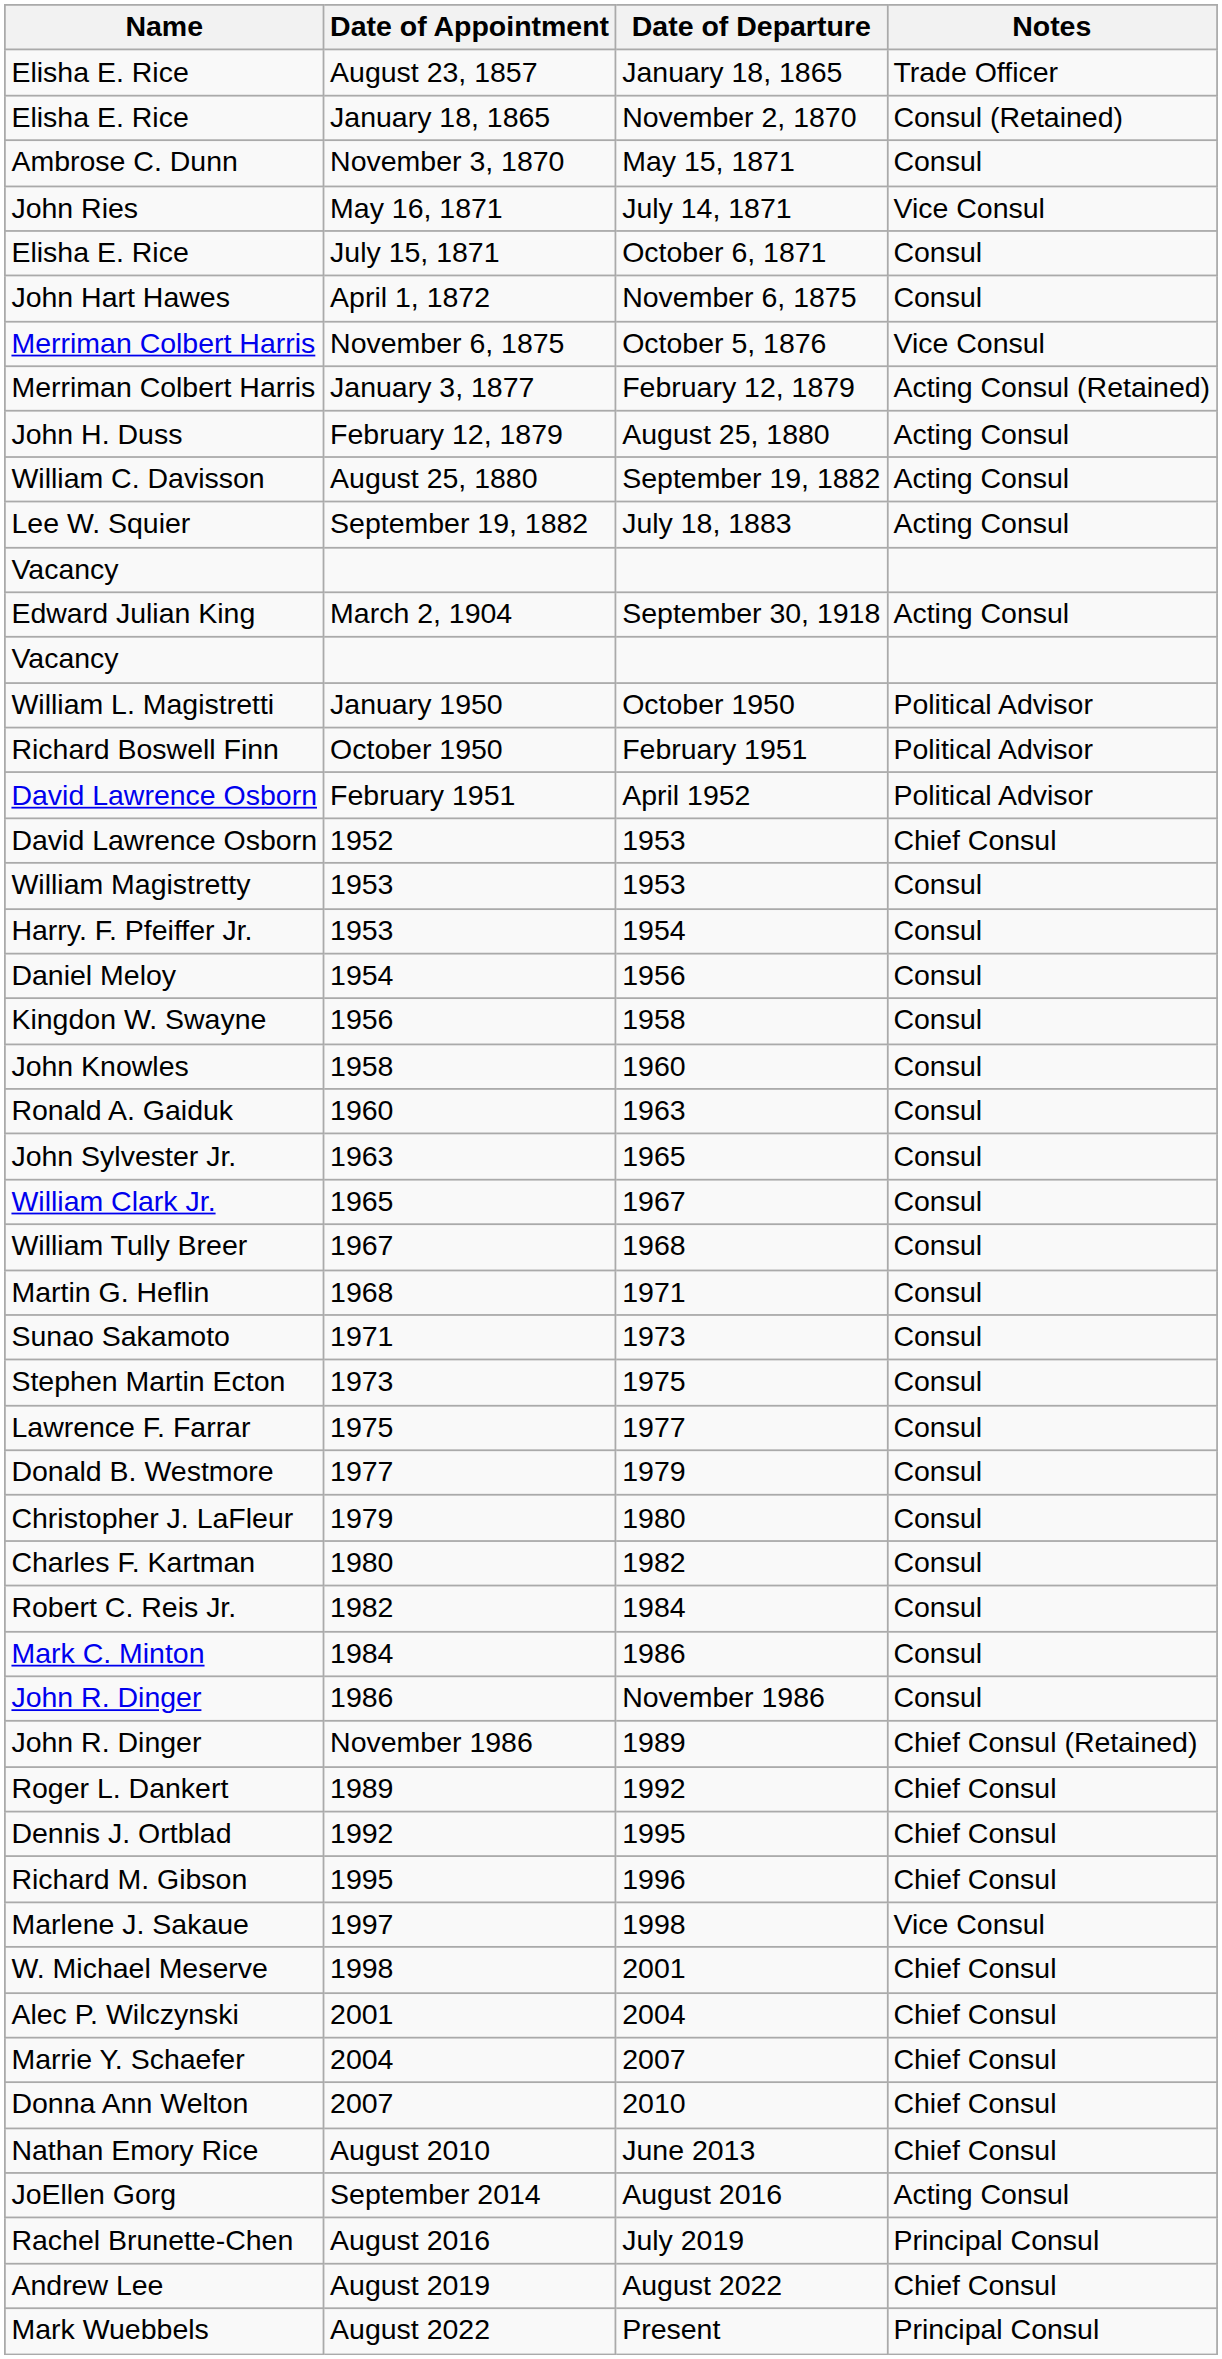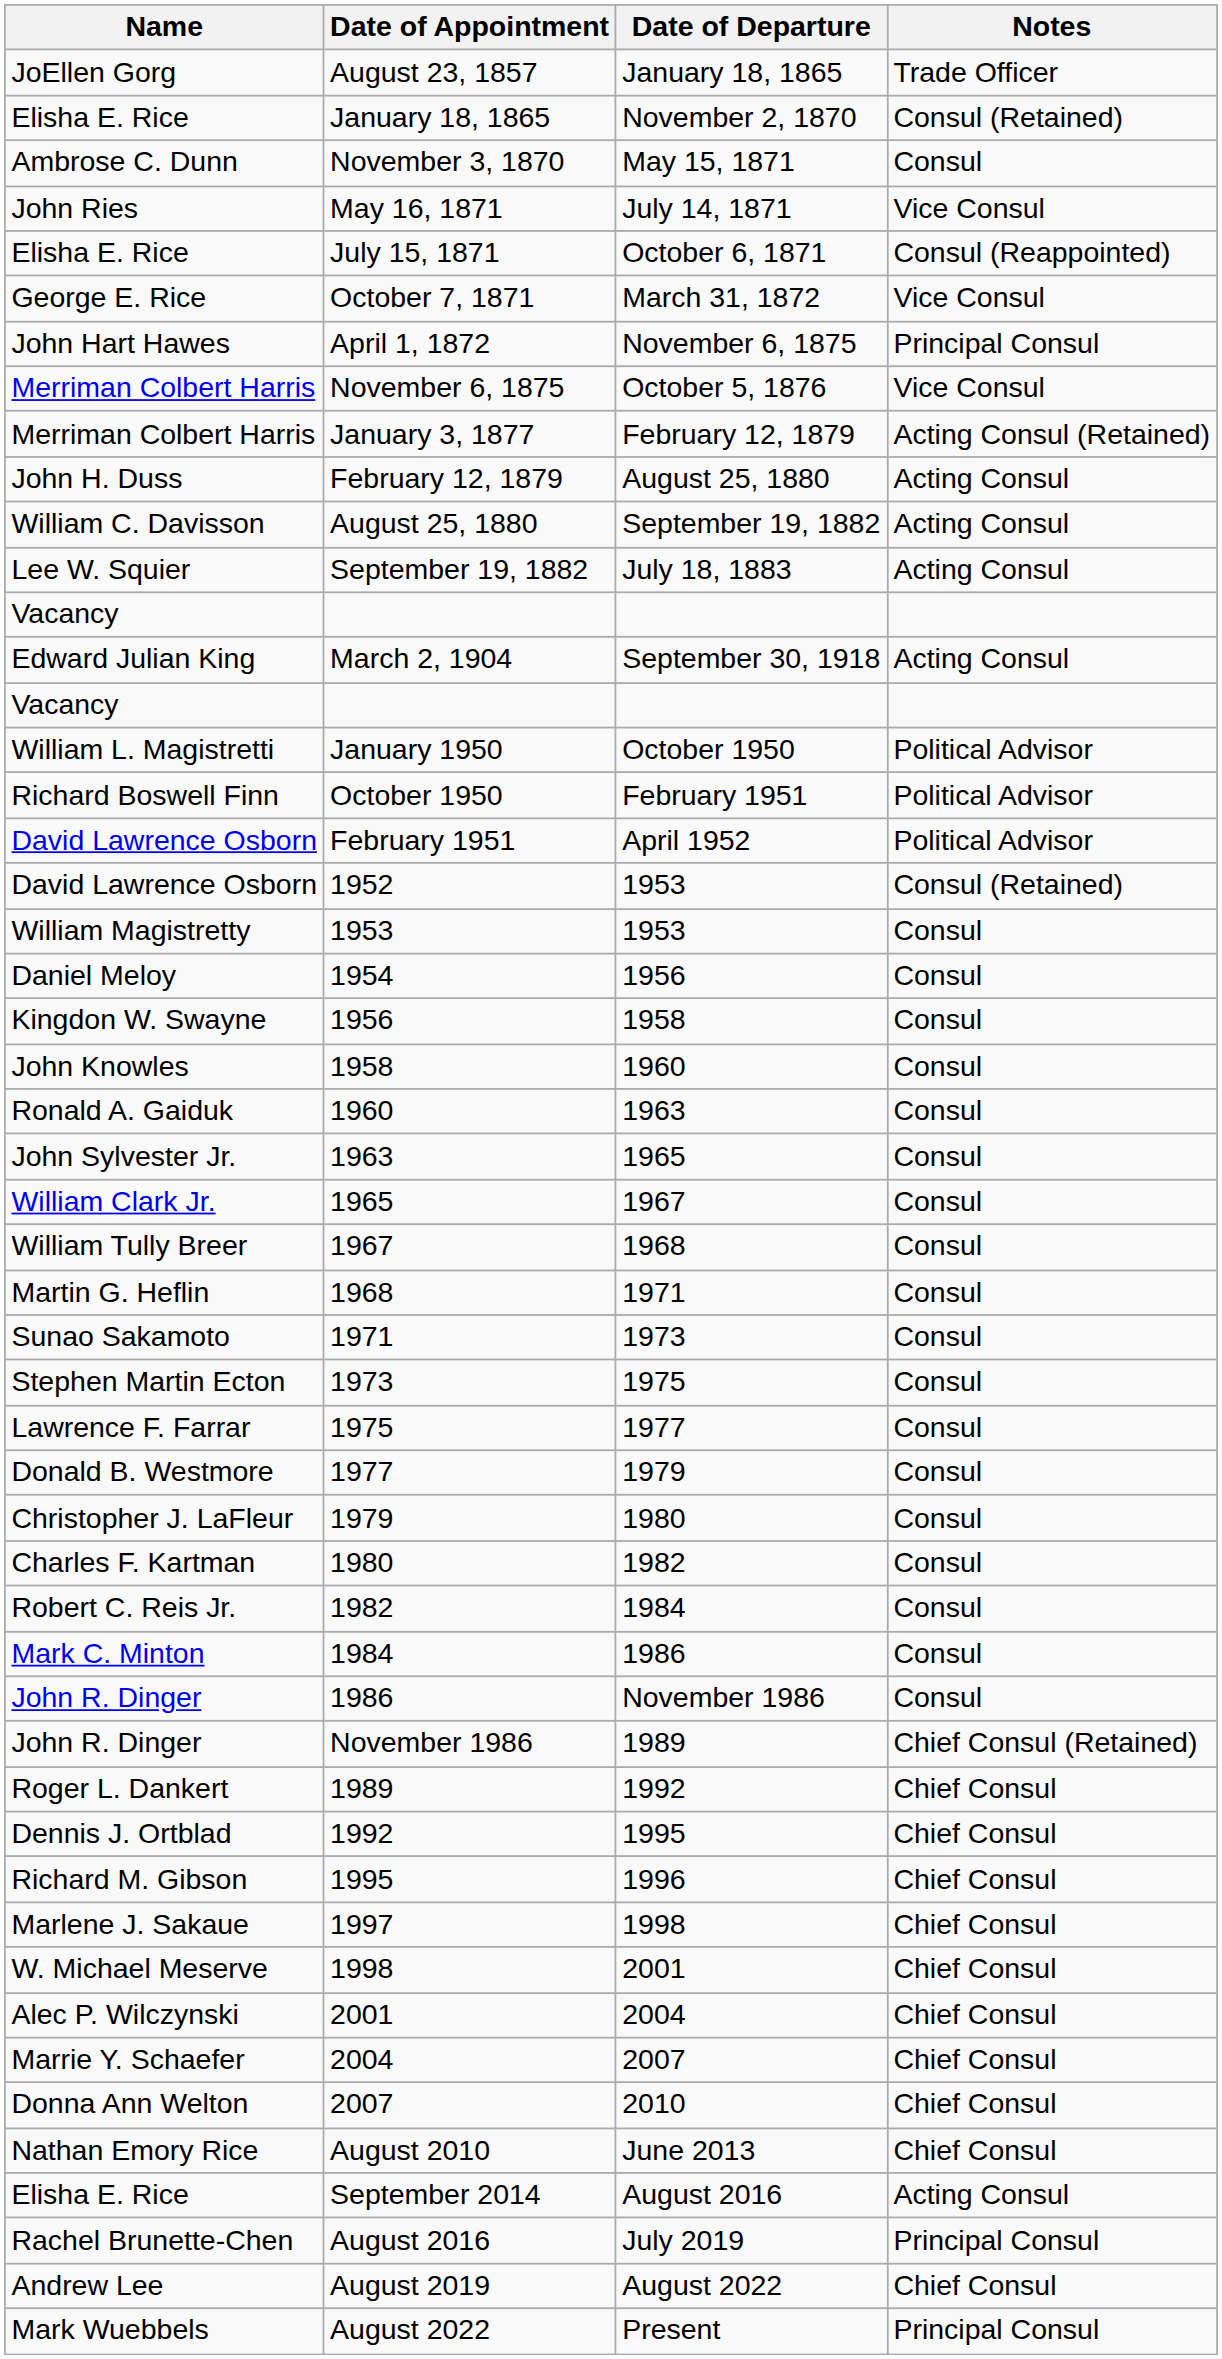(100, 72) Elisha E. Rice -> (94, 72) JoEllen Gorg
(938, 252) Consul -> (1032, 252) Consul (Reappointed)
+ row: (432, 298)
(938, 298) Consul -> (996, 343) Principal Consul
(975, 840) Chief Consul -> (1008, 885) Consul (Retained)
- row: (362, 930)
(969, 1924) Vice Consul -> (975, 1924) Chief Consul
(94, 2195) JoEllen Gorg -> (100, 2195) Elisha E. Rice
